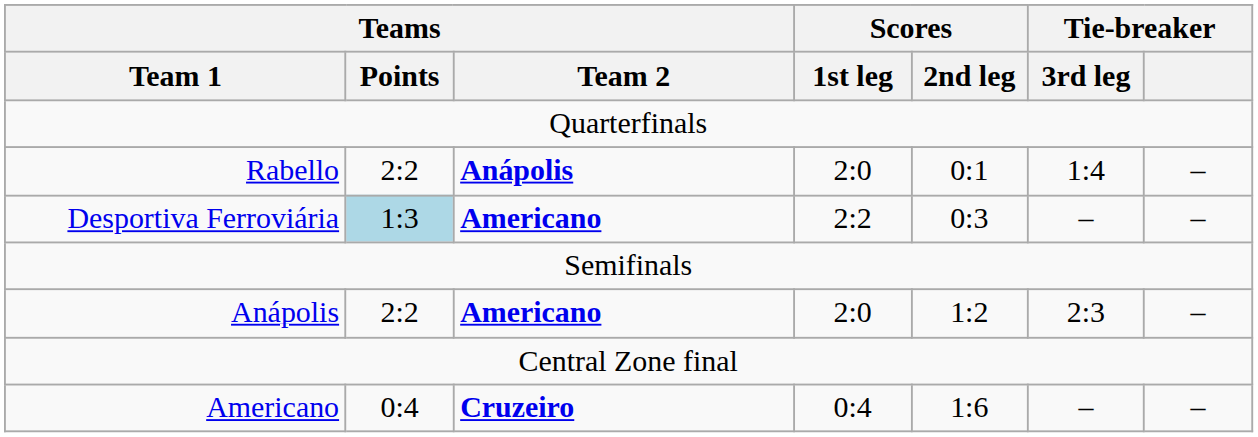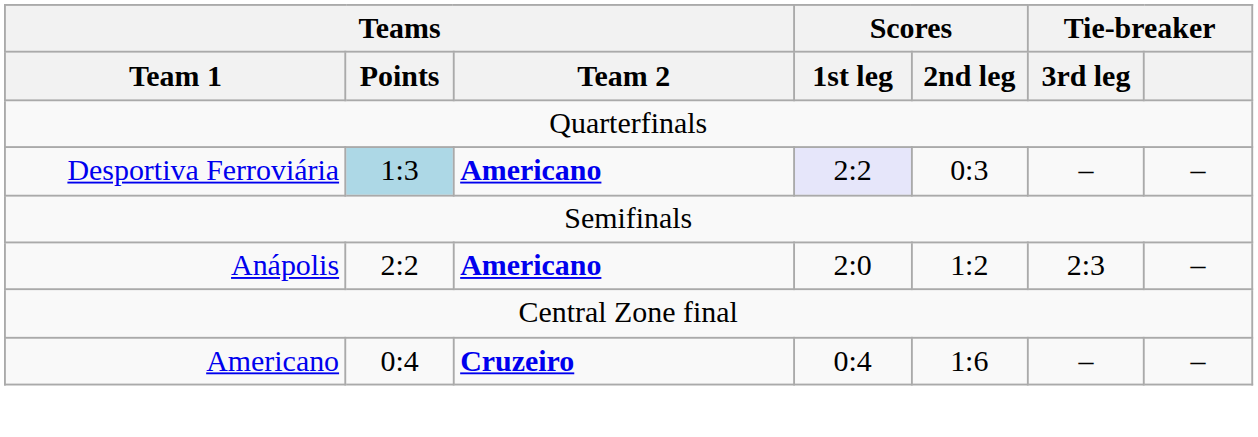- row: (293, 170)
(853, 218) no background -> (853, 170) lavender background
